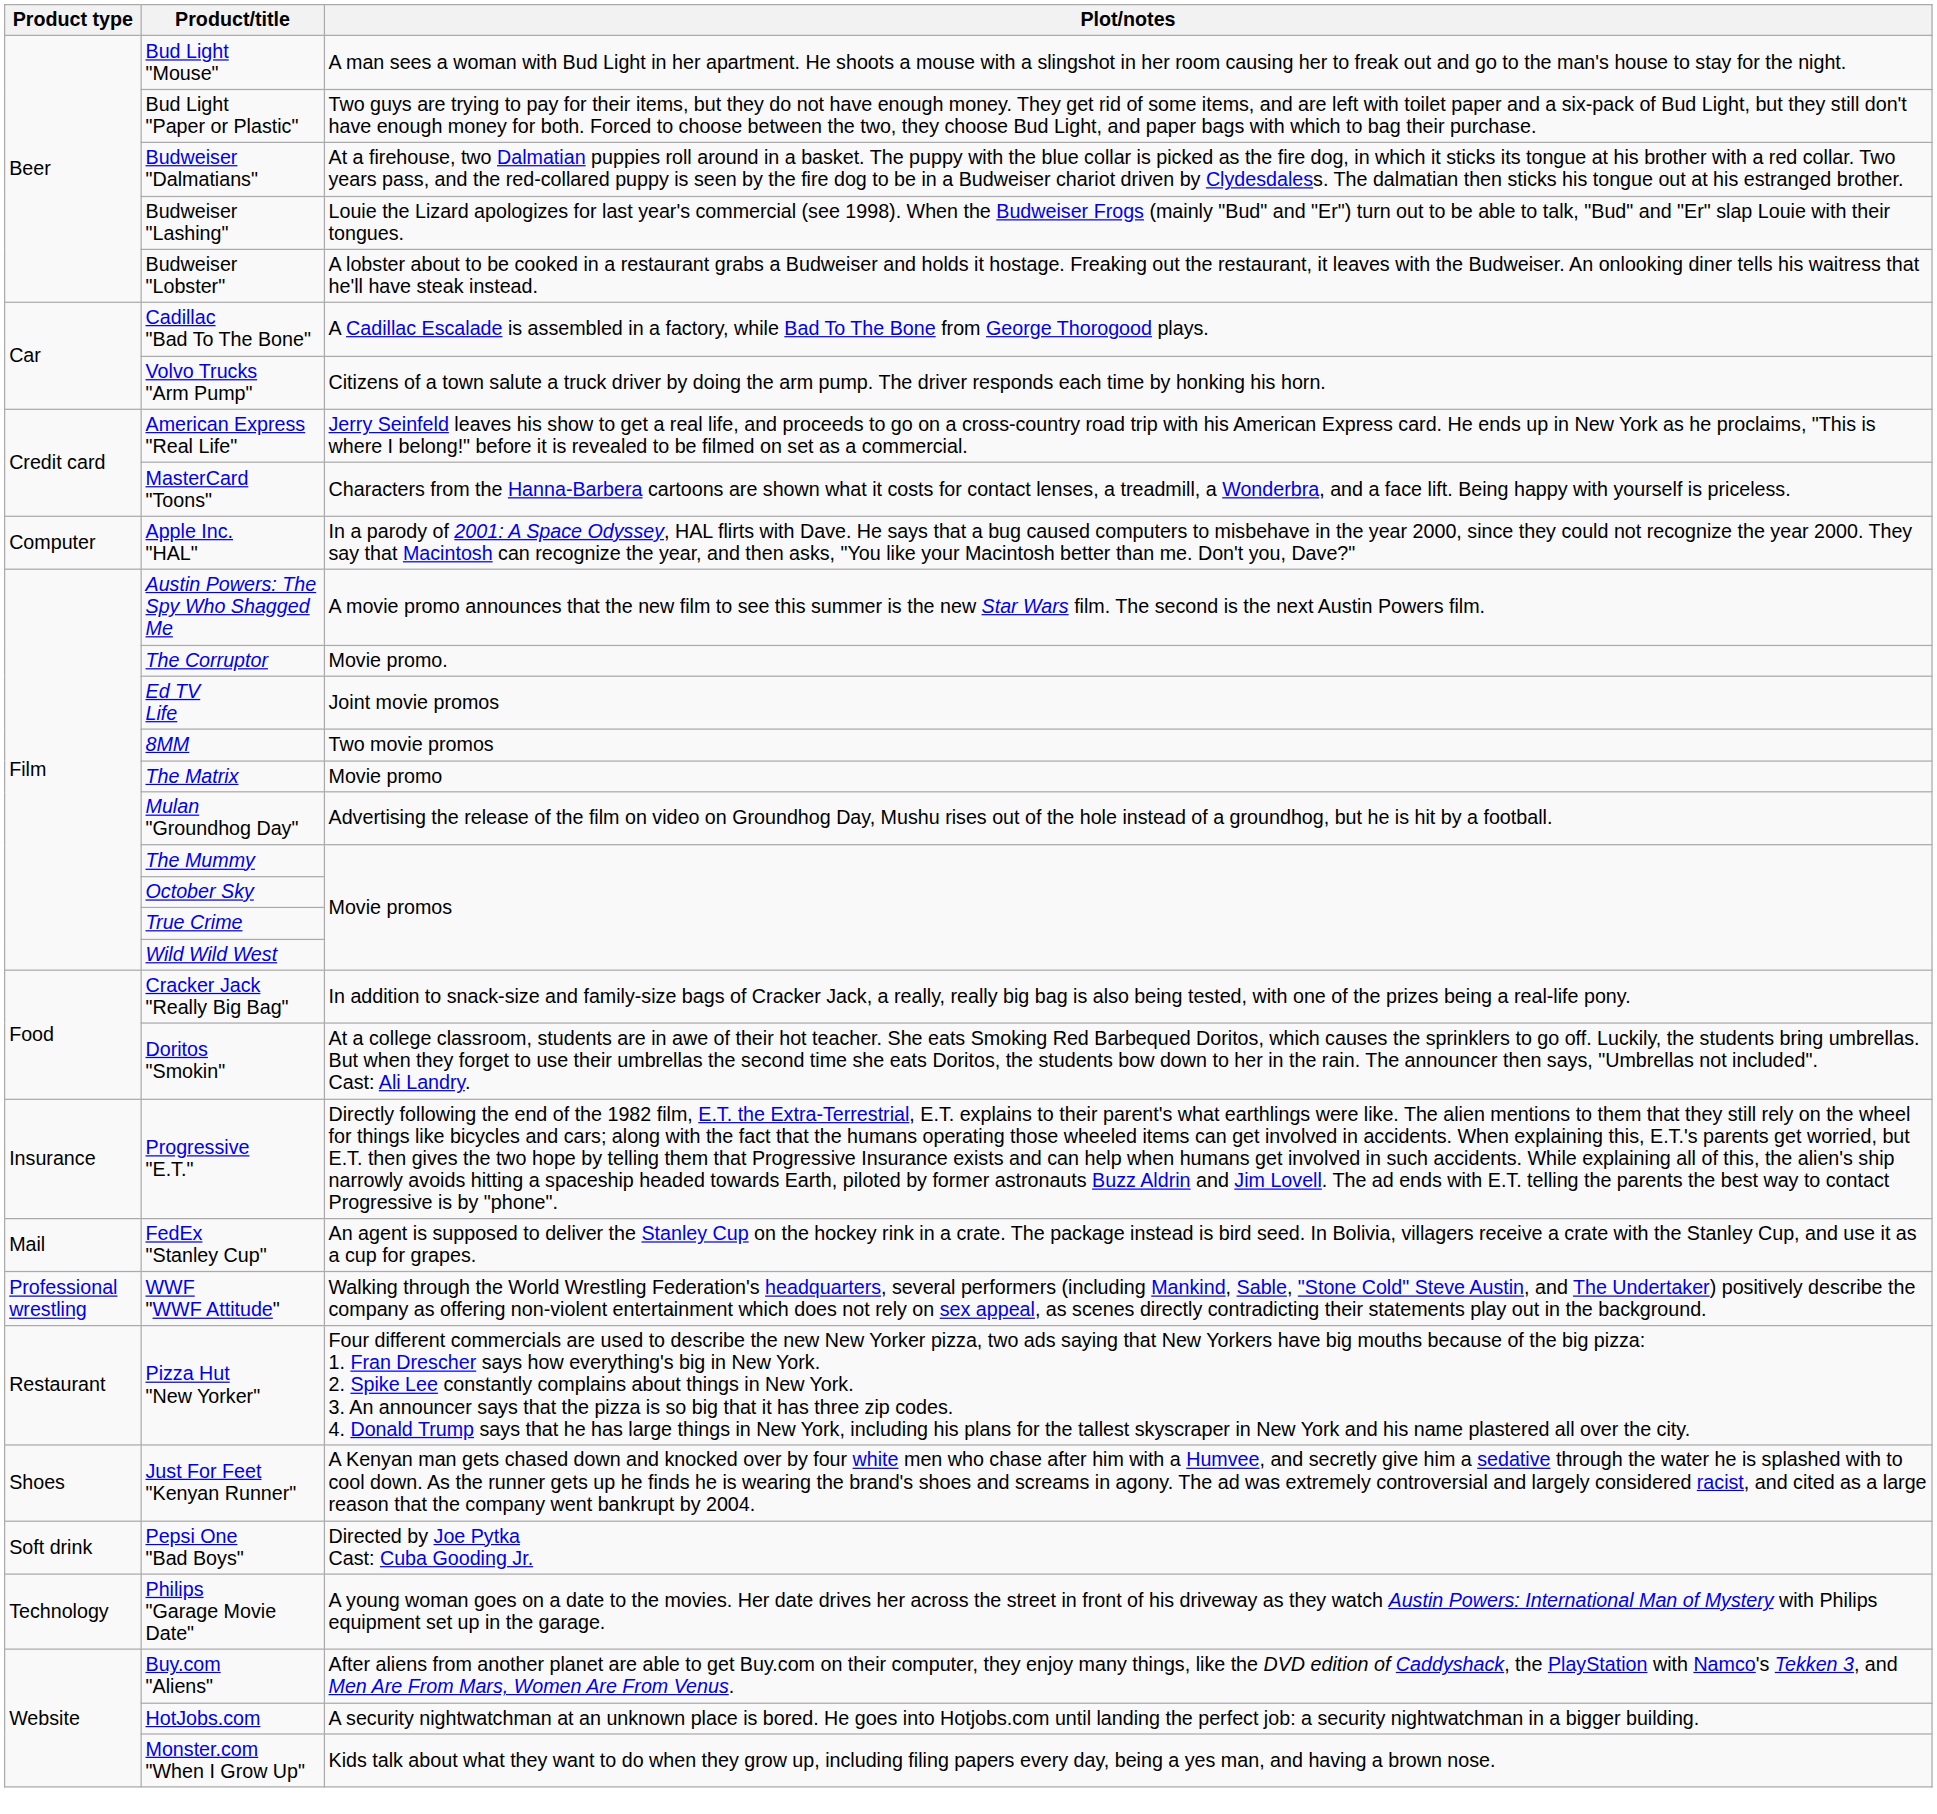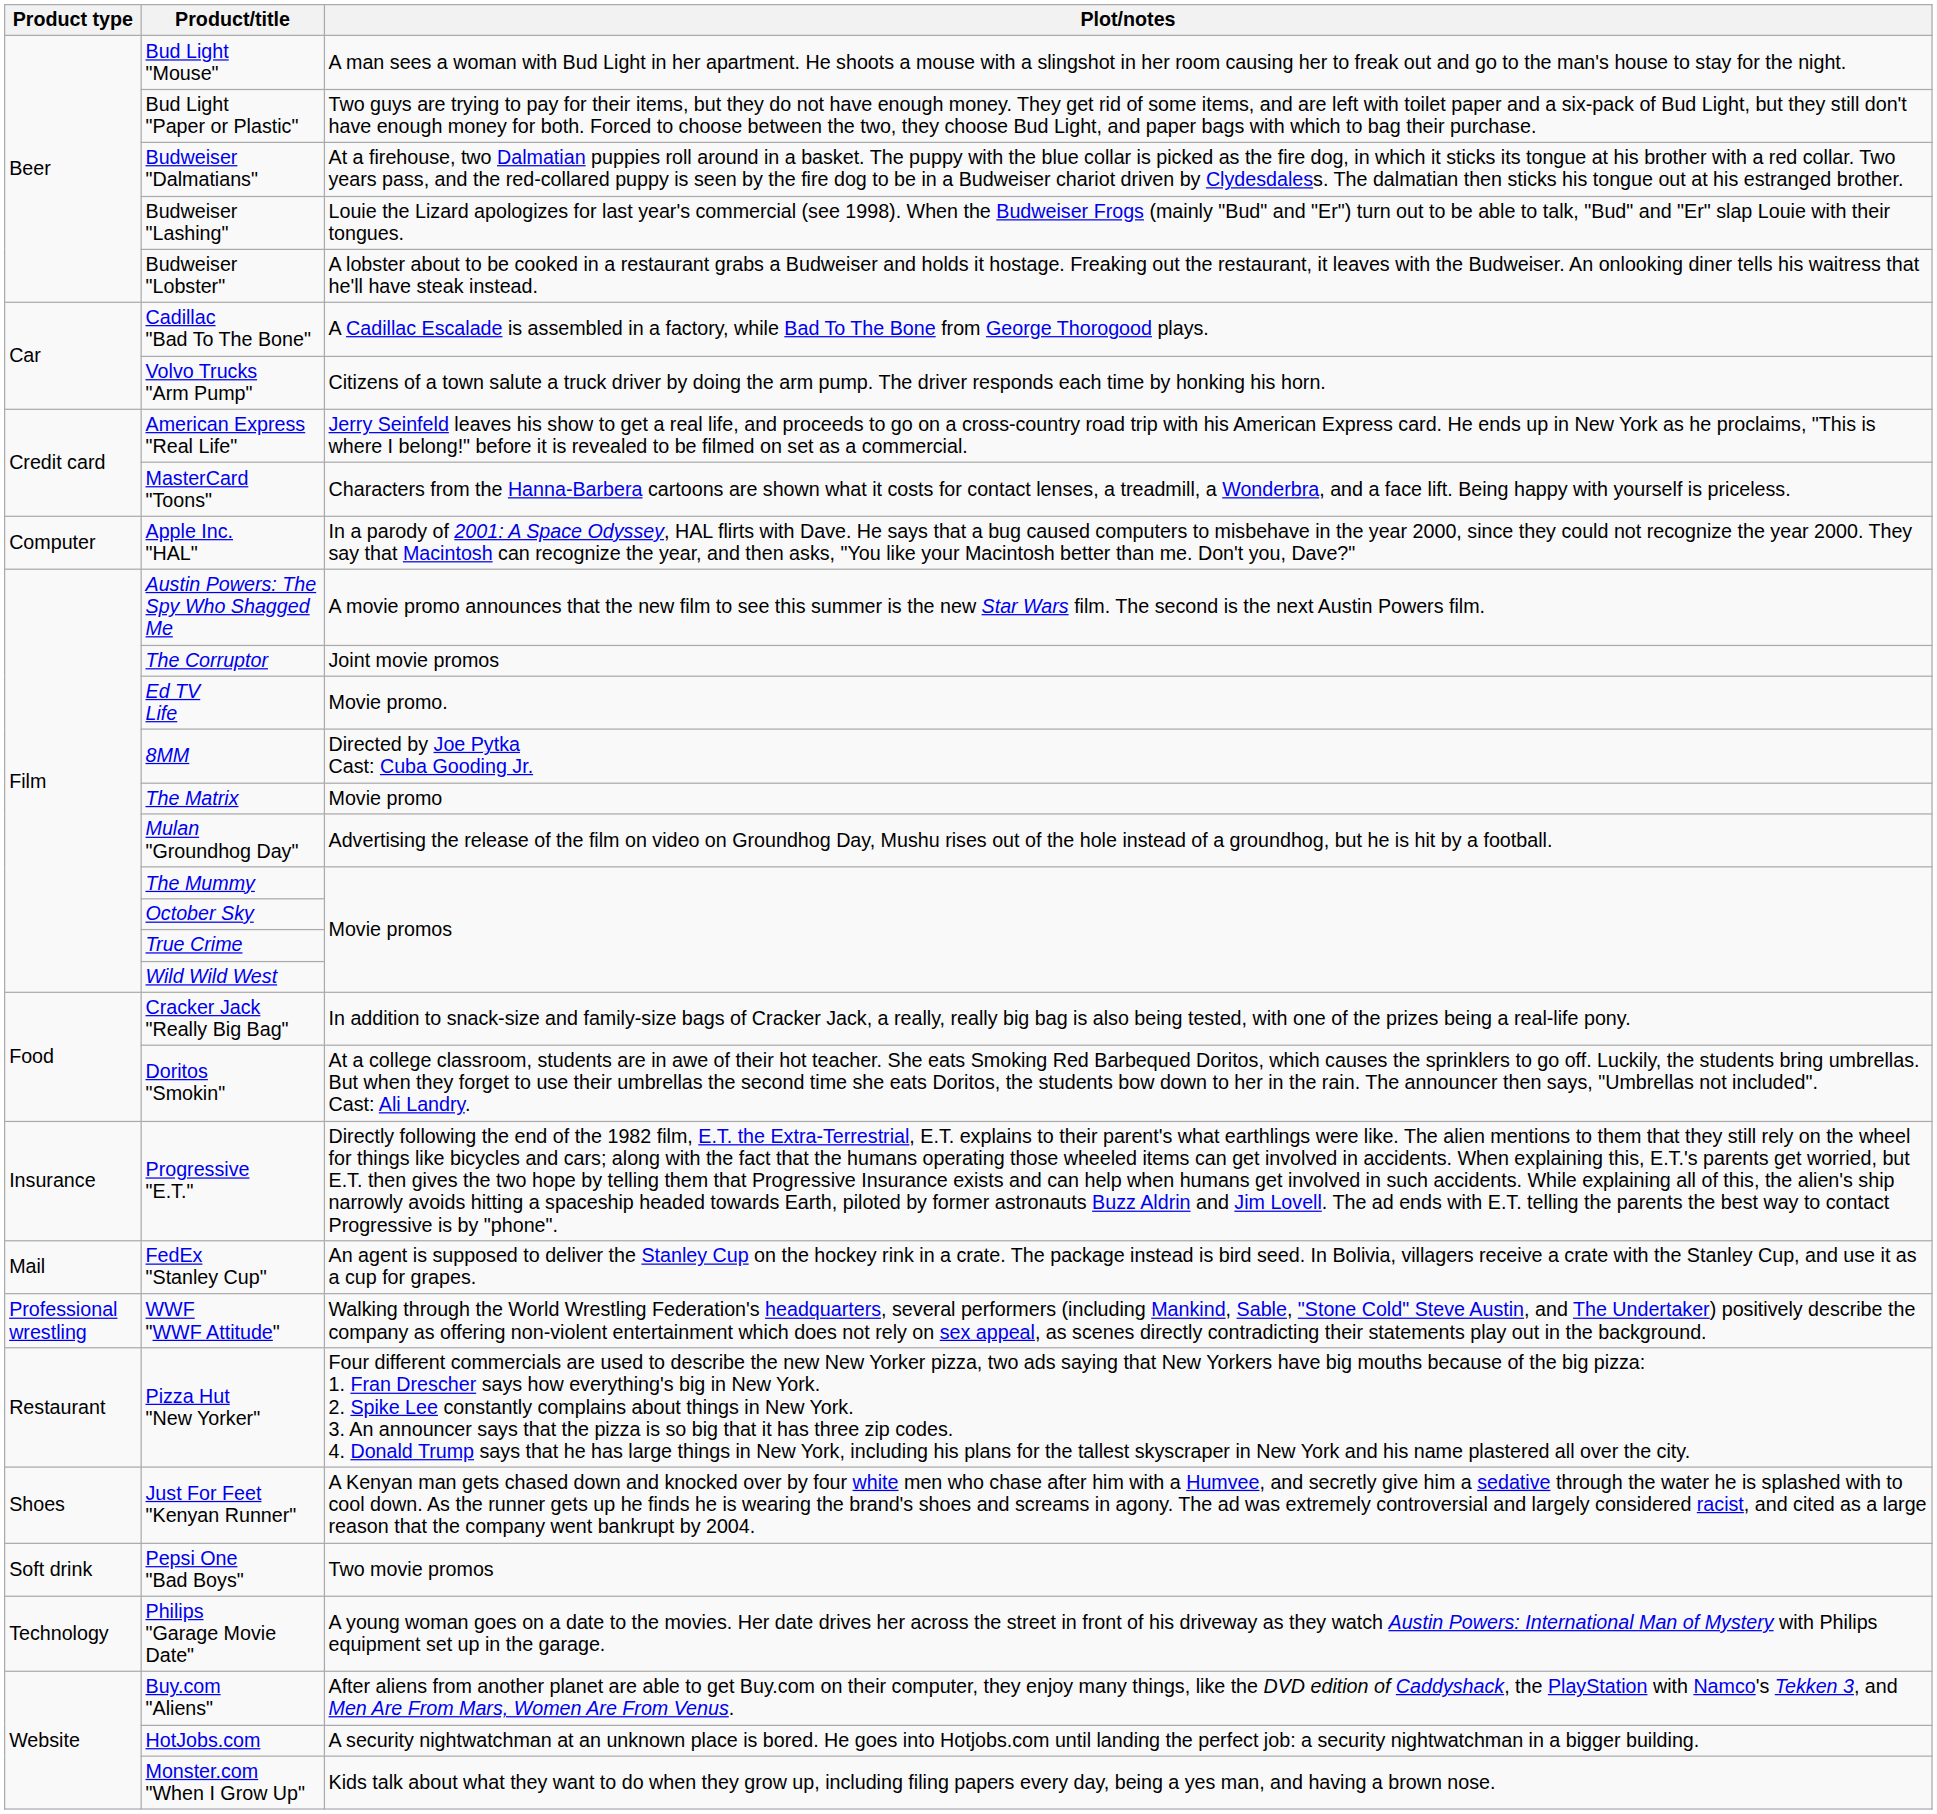(388, 660) Movie promo. -> (414, 660) Joint movie promos
(414, 702) Joint movie promos -> (388, 702) Movie promo.
(411, 744) Two movie promos -> (431, 755) Directed by Joe Pytka Cast: Cuba Gooding Jr.
(431, 1547) Directed by Joe Pytka Cast: Cuba Gooding Jr. -> (411, 1569) Two movie promos
